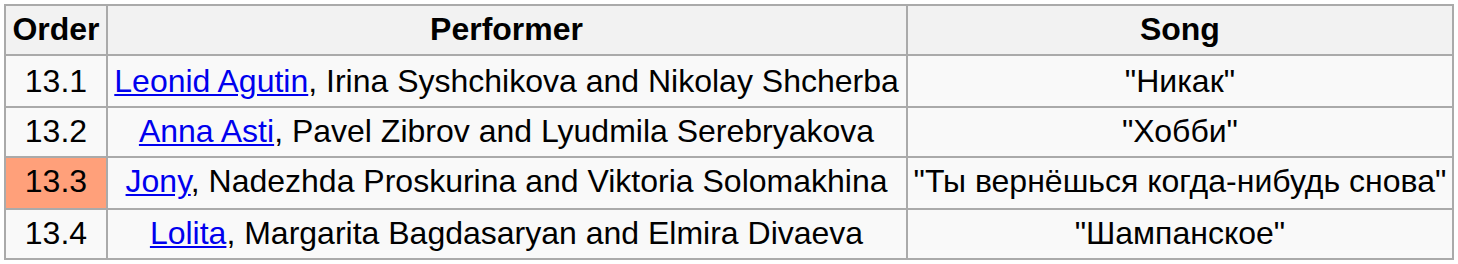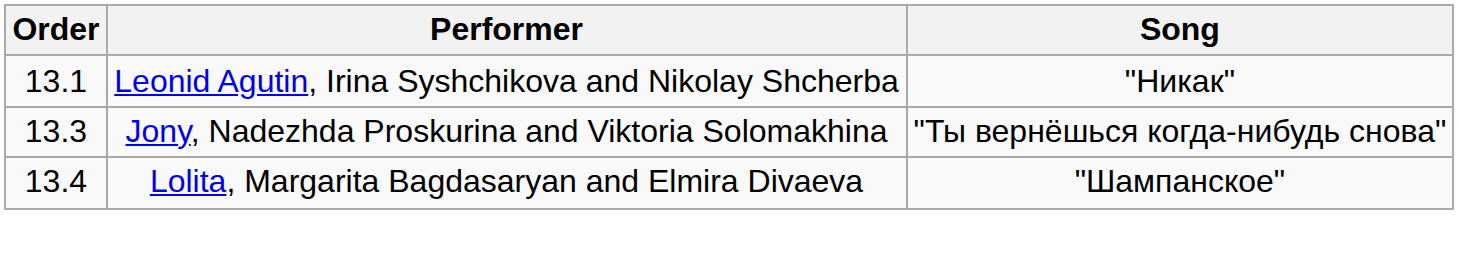- row: (507, 131)
(56, 182) lightsalmon background -> (56, 131) no background
